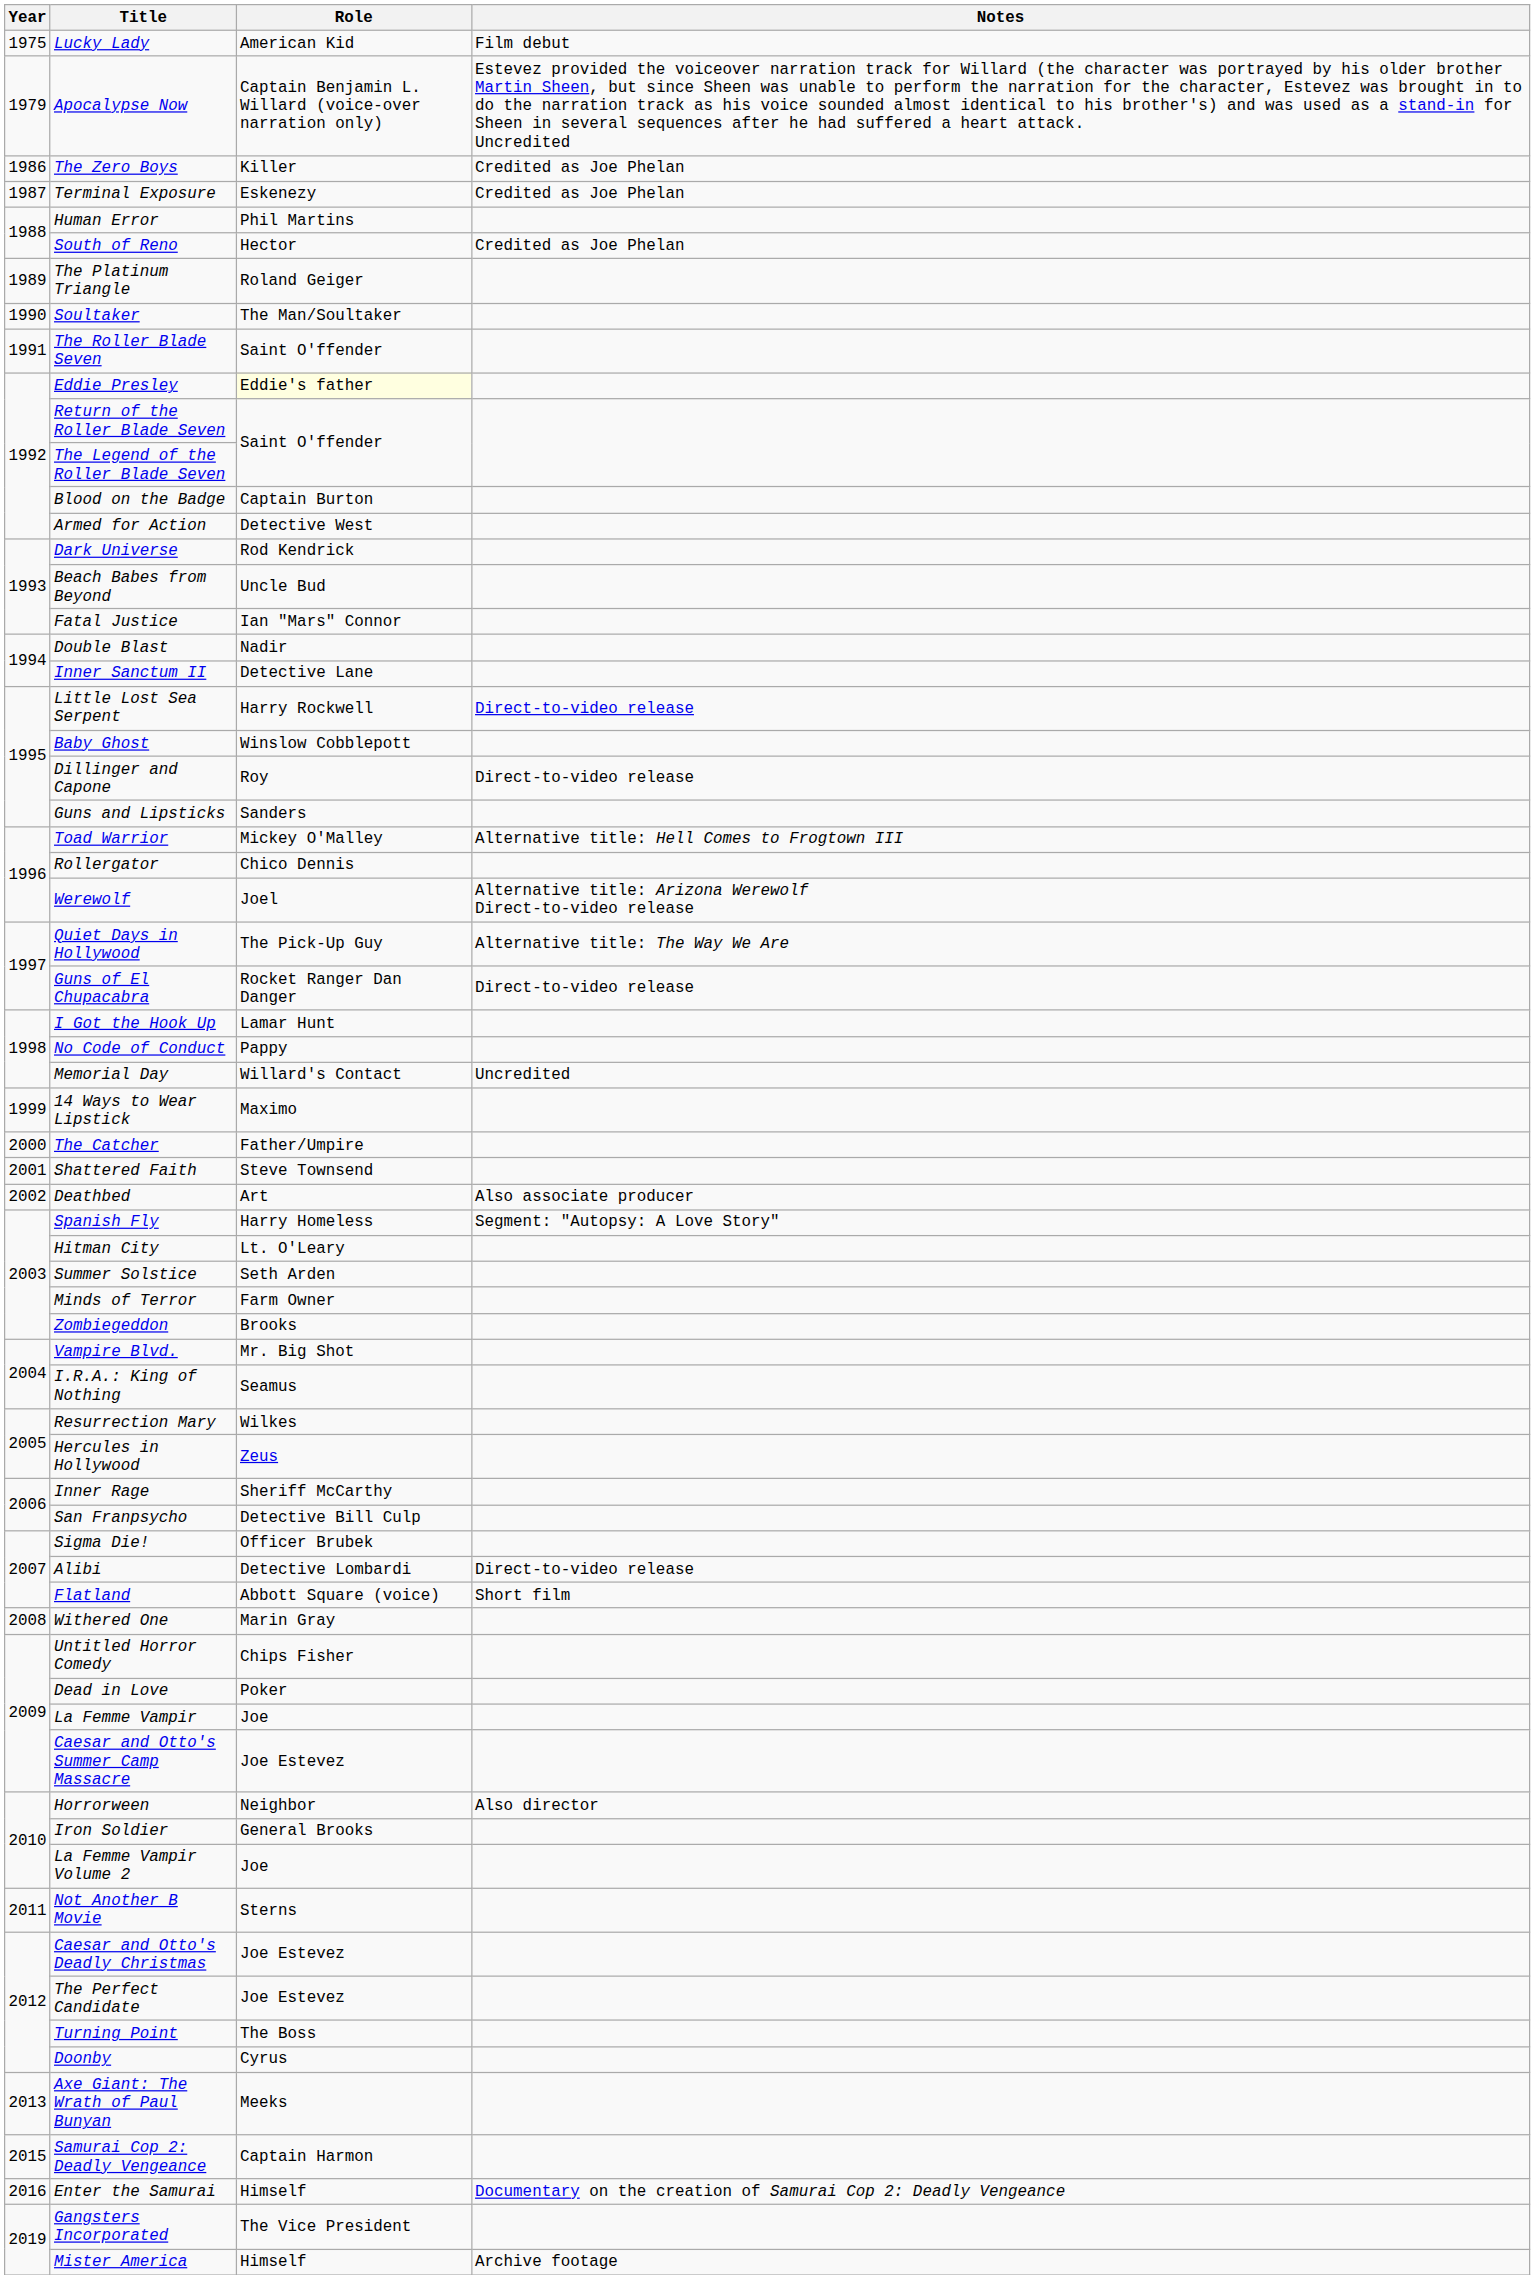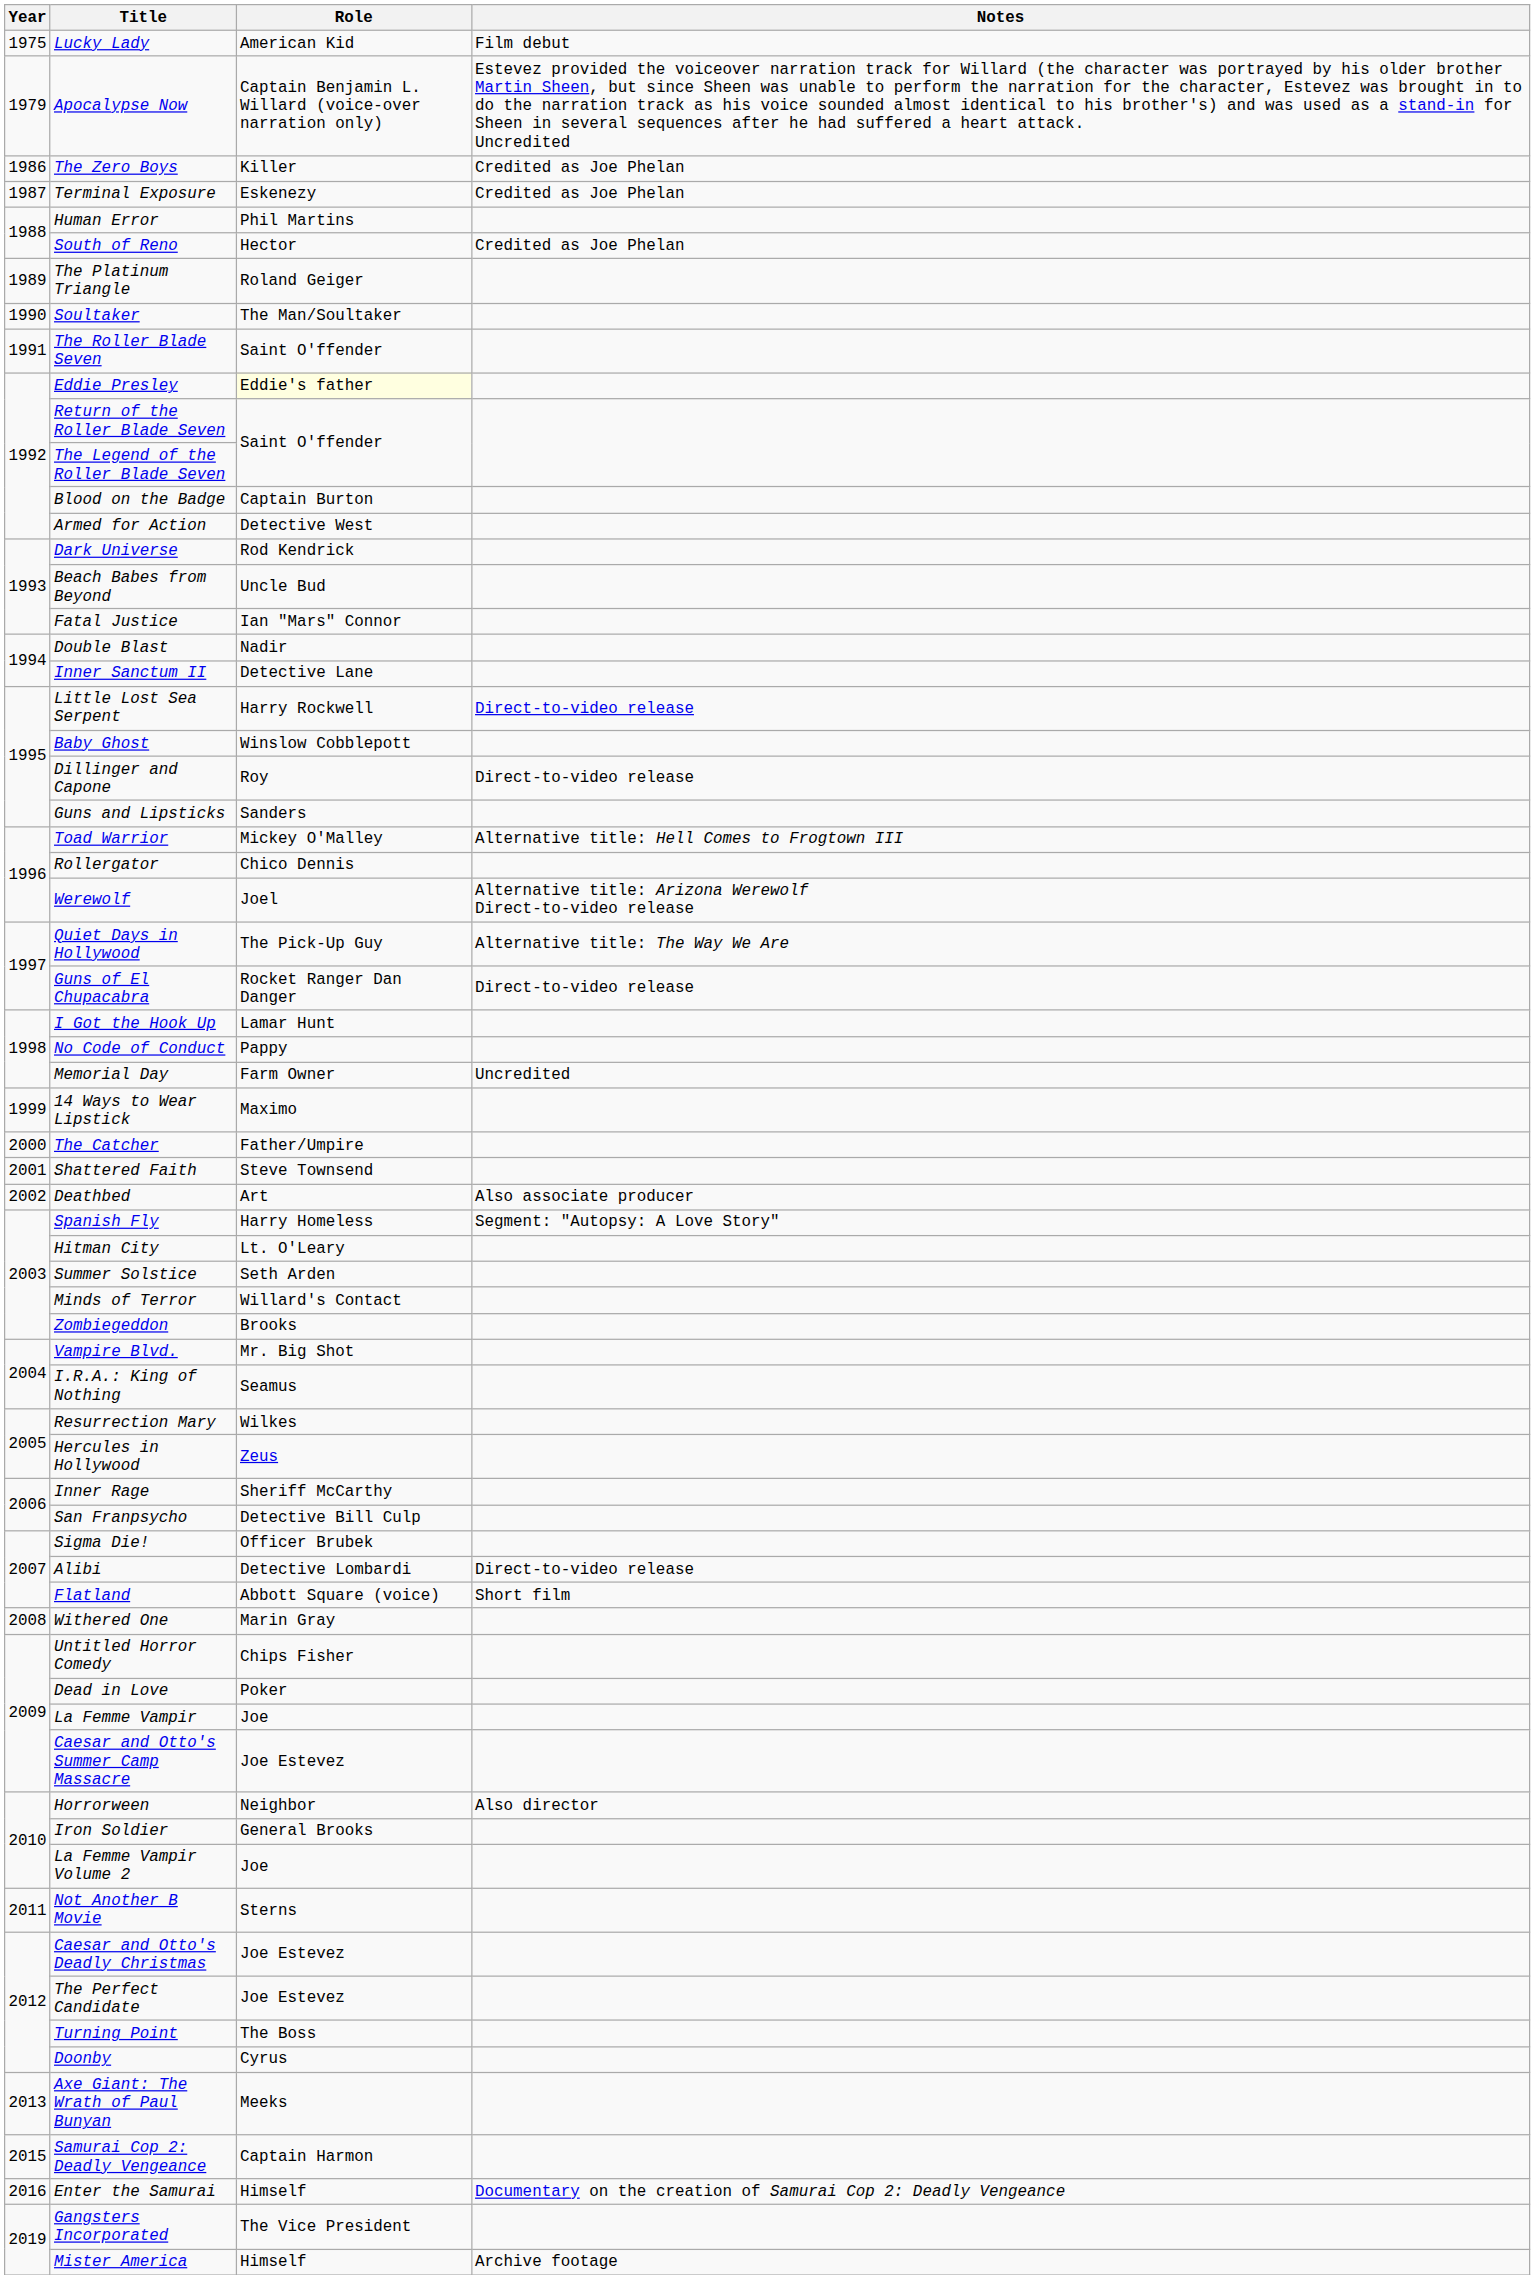(321, 1075) Willard's Contact -> (288, 1075) Farm Owner
(288, 1300) Farm Owner -> (321, 1300) Willard's Contact
